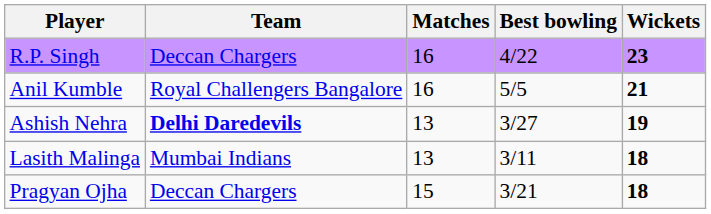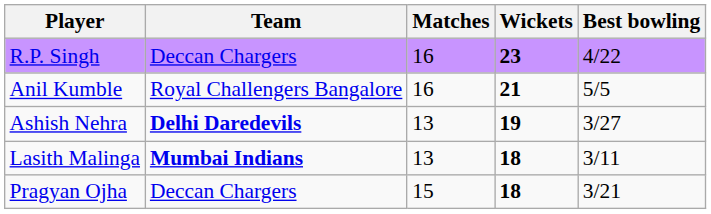columns swapped: (663, 21) <-> (558, 21)
(220, 157) normal -> (226, 157) bold
